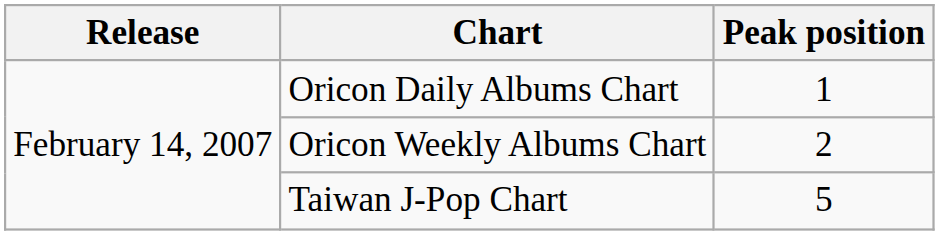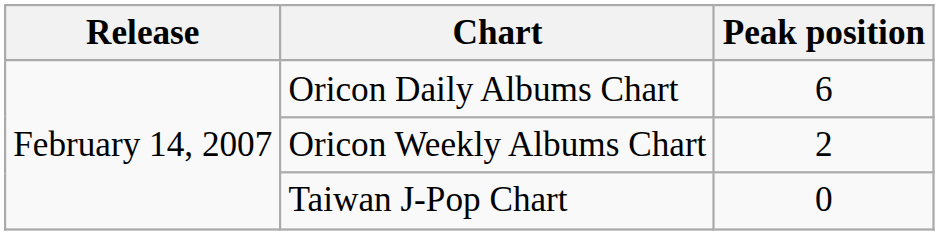(824, 88) 1 -> (824, 88) 6
(824, 199) 5 -> (824, 199) 0
